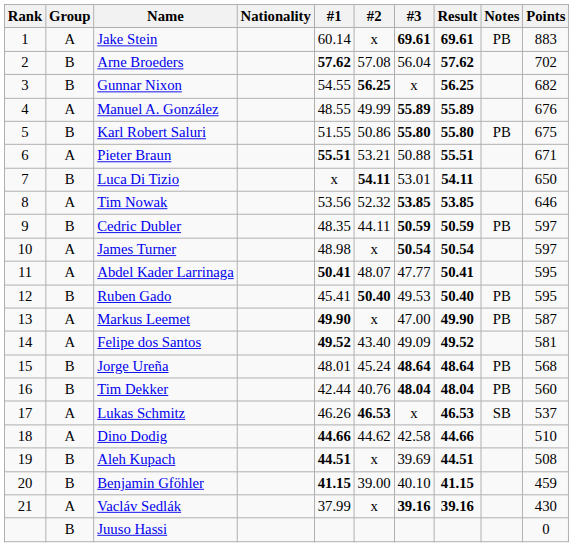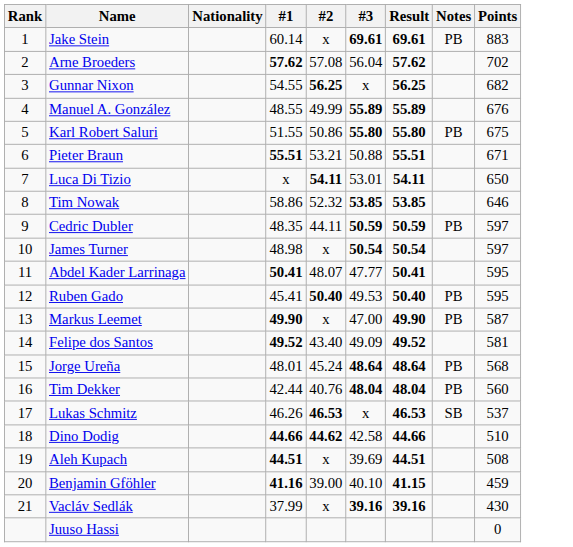- column: (70, 16)
(334, 202) 53.56 -> (286, 202) 58.86
(374, 436) normal -> (326, 436) bold
(334, 483) 41.15 -> (286, 483) 41.16
